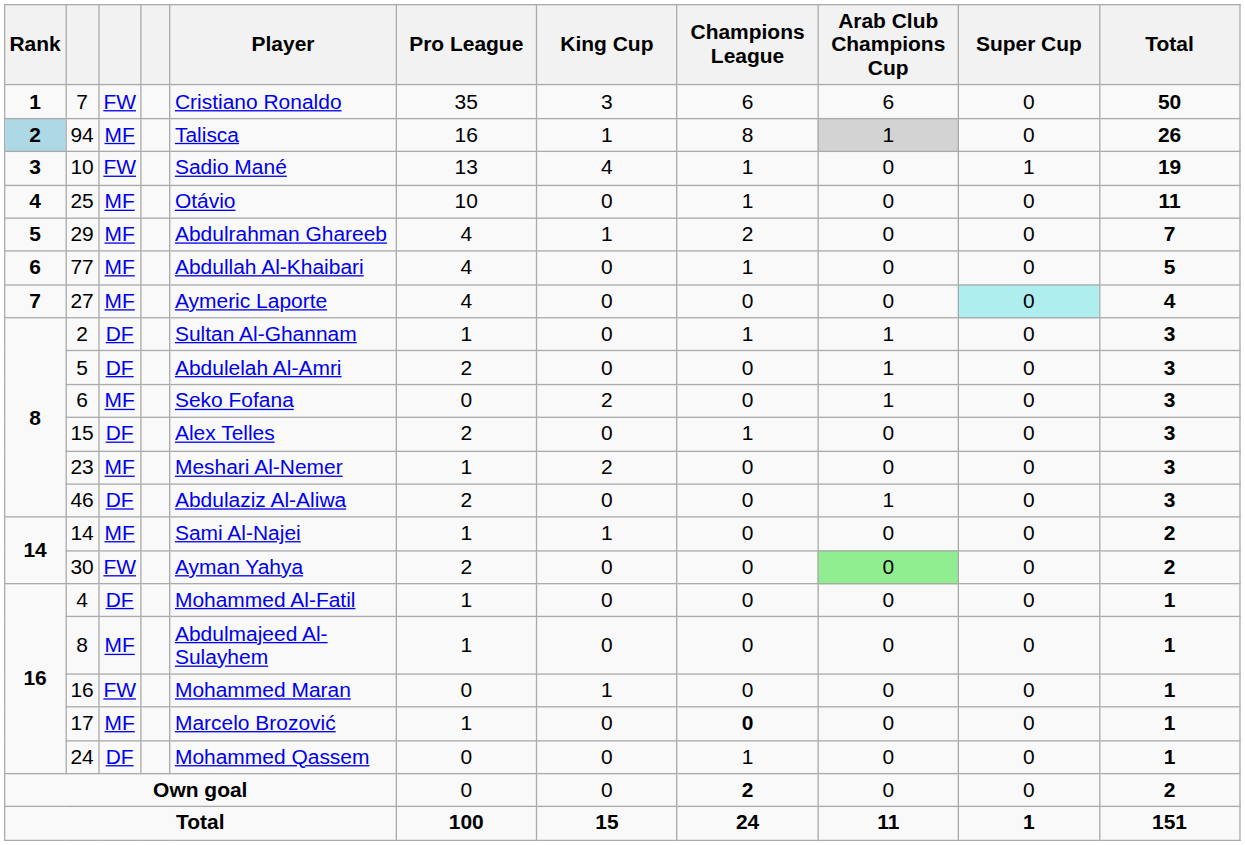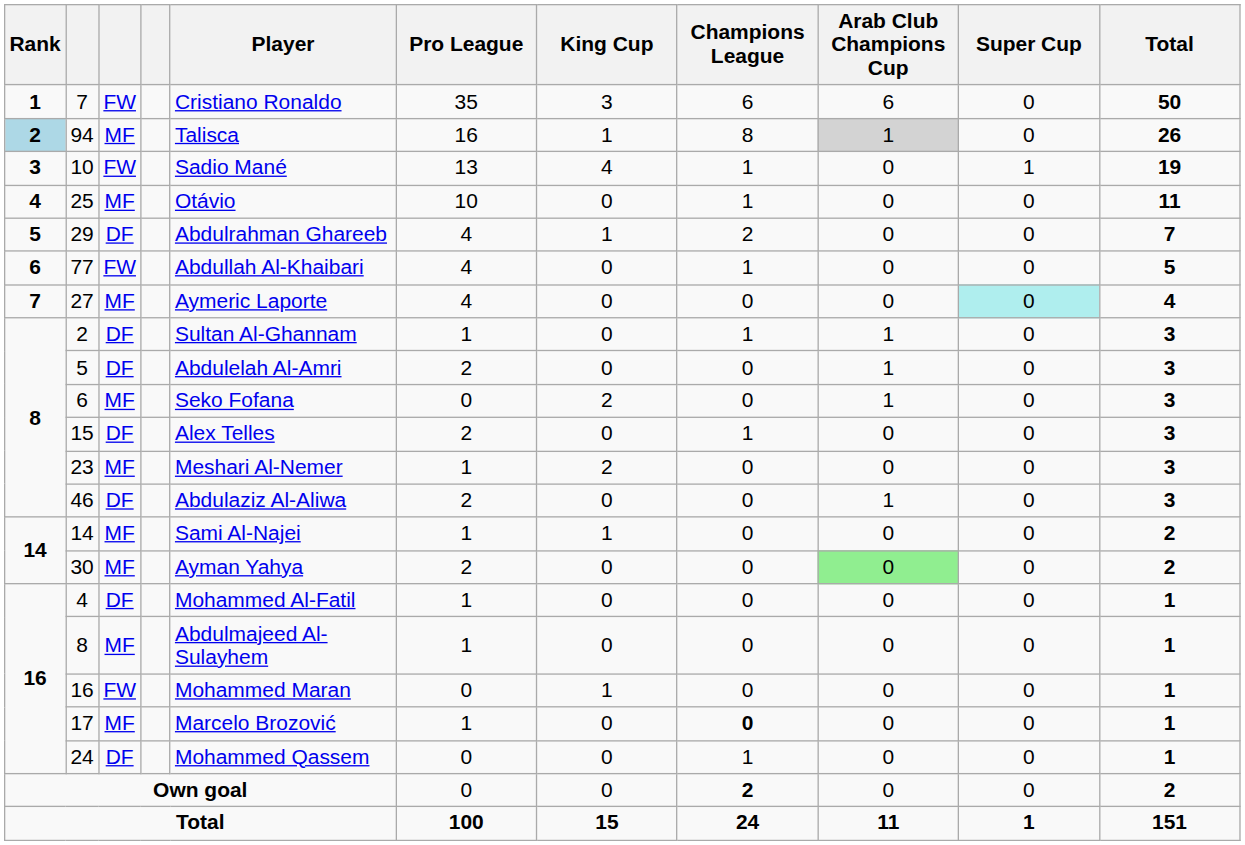(120, 234) MF -> (120, 234) DF
(120, 267) MF -> (120, 267) FW
(120, 566) FW -> (120, 566) MF
